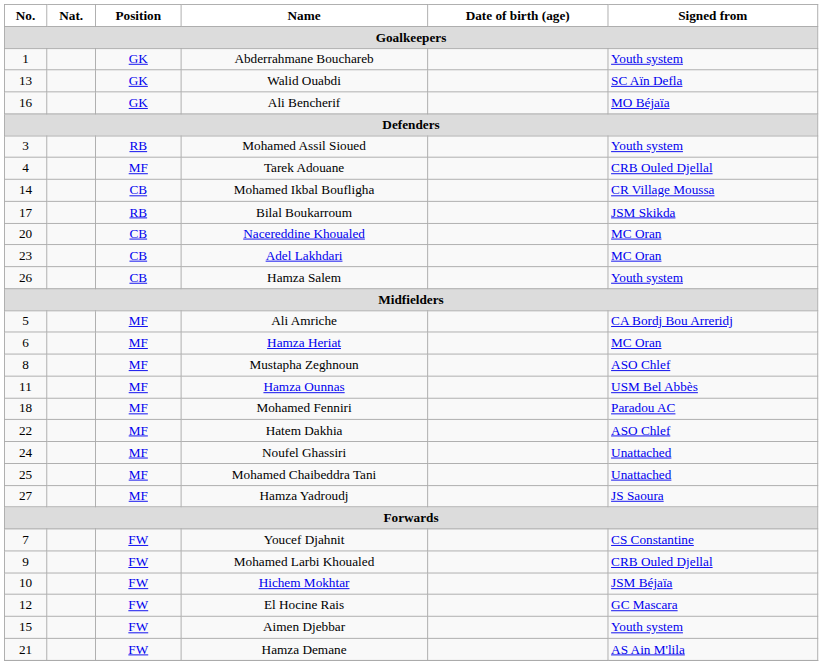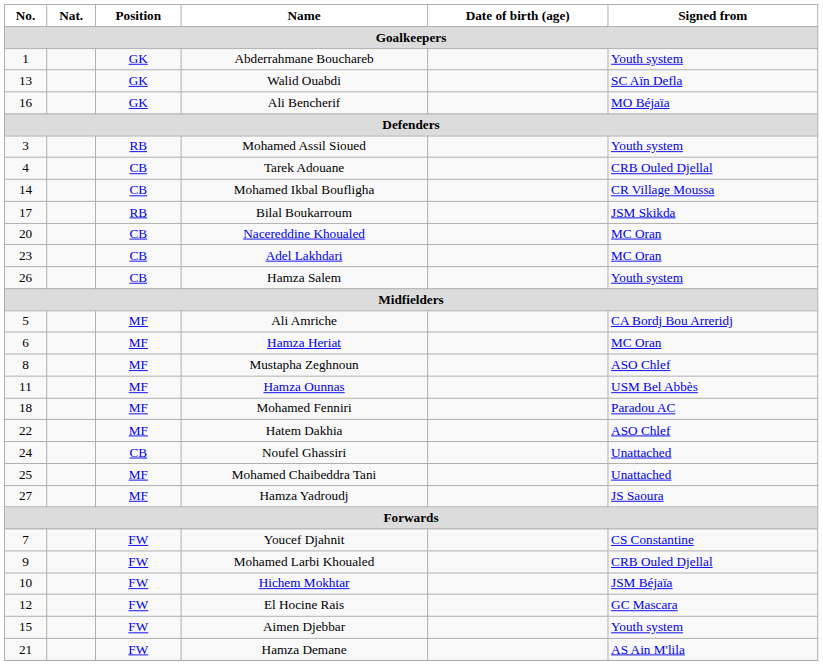(138, 168) MF -> (138, 168) CB
(138, 452) MF -> (138, 452) CB
